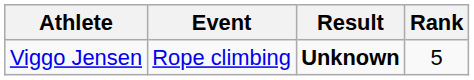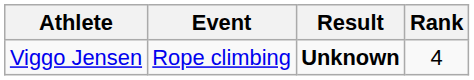(437, 57) 5 -> (437, 57) 4
